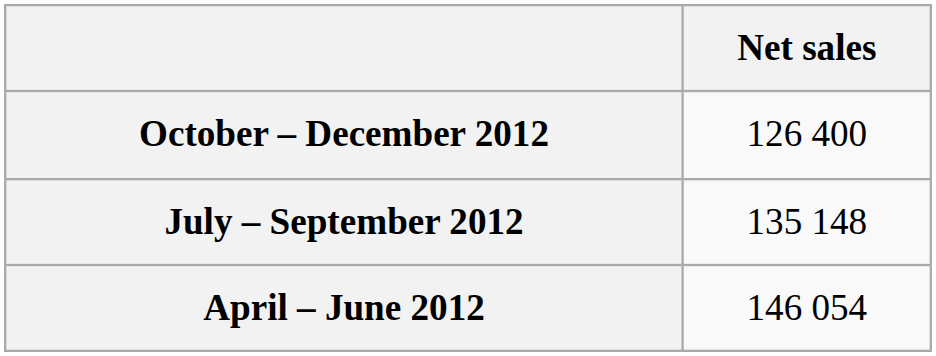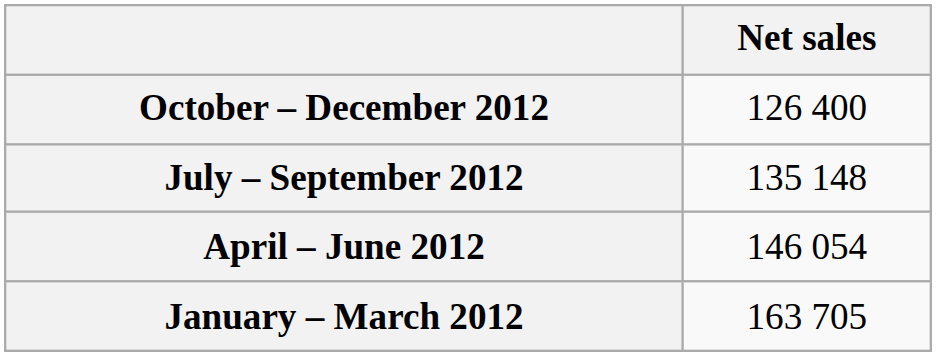+ row: (344, 315)
